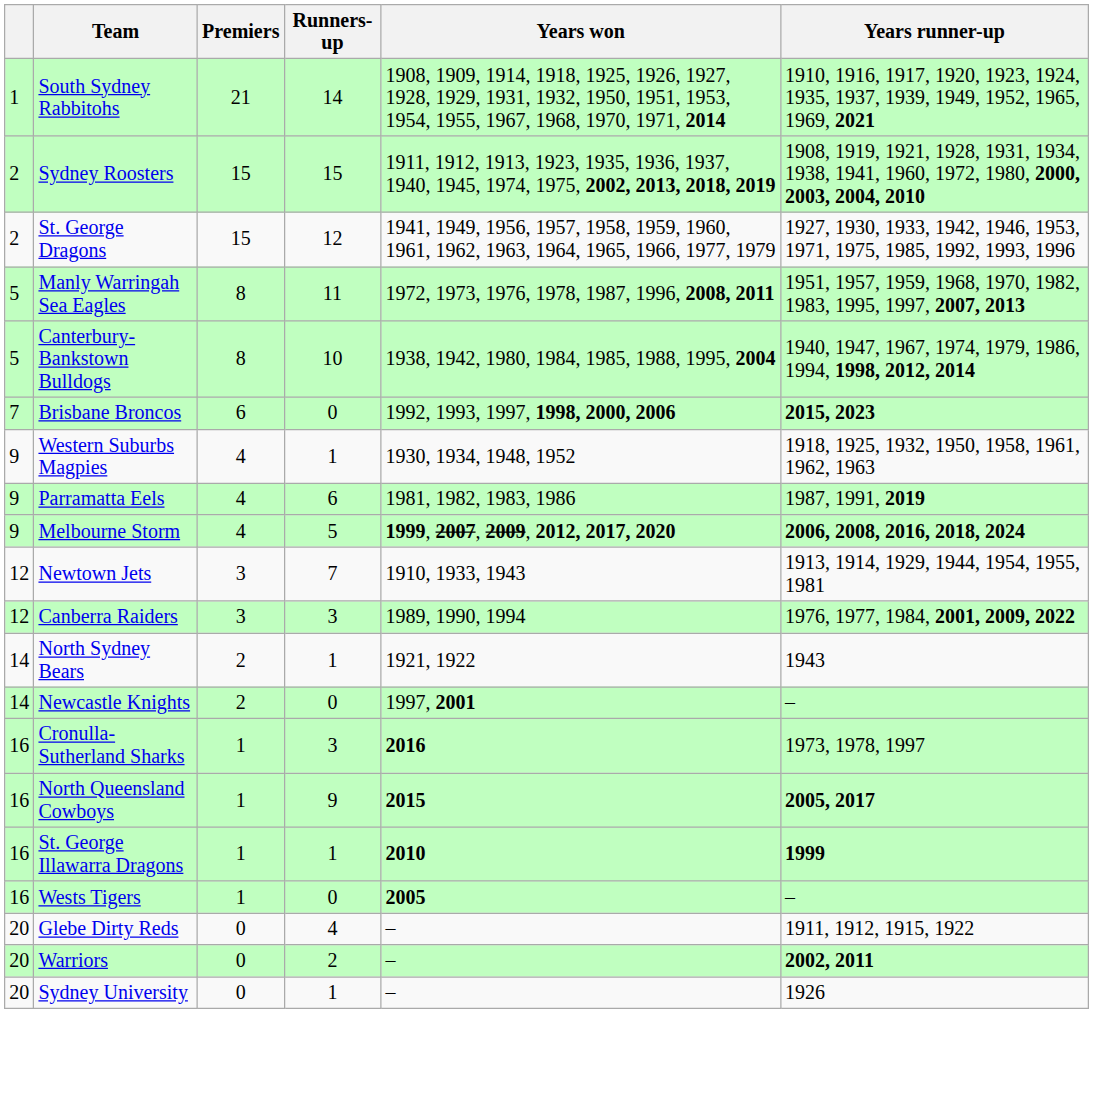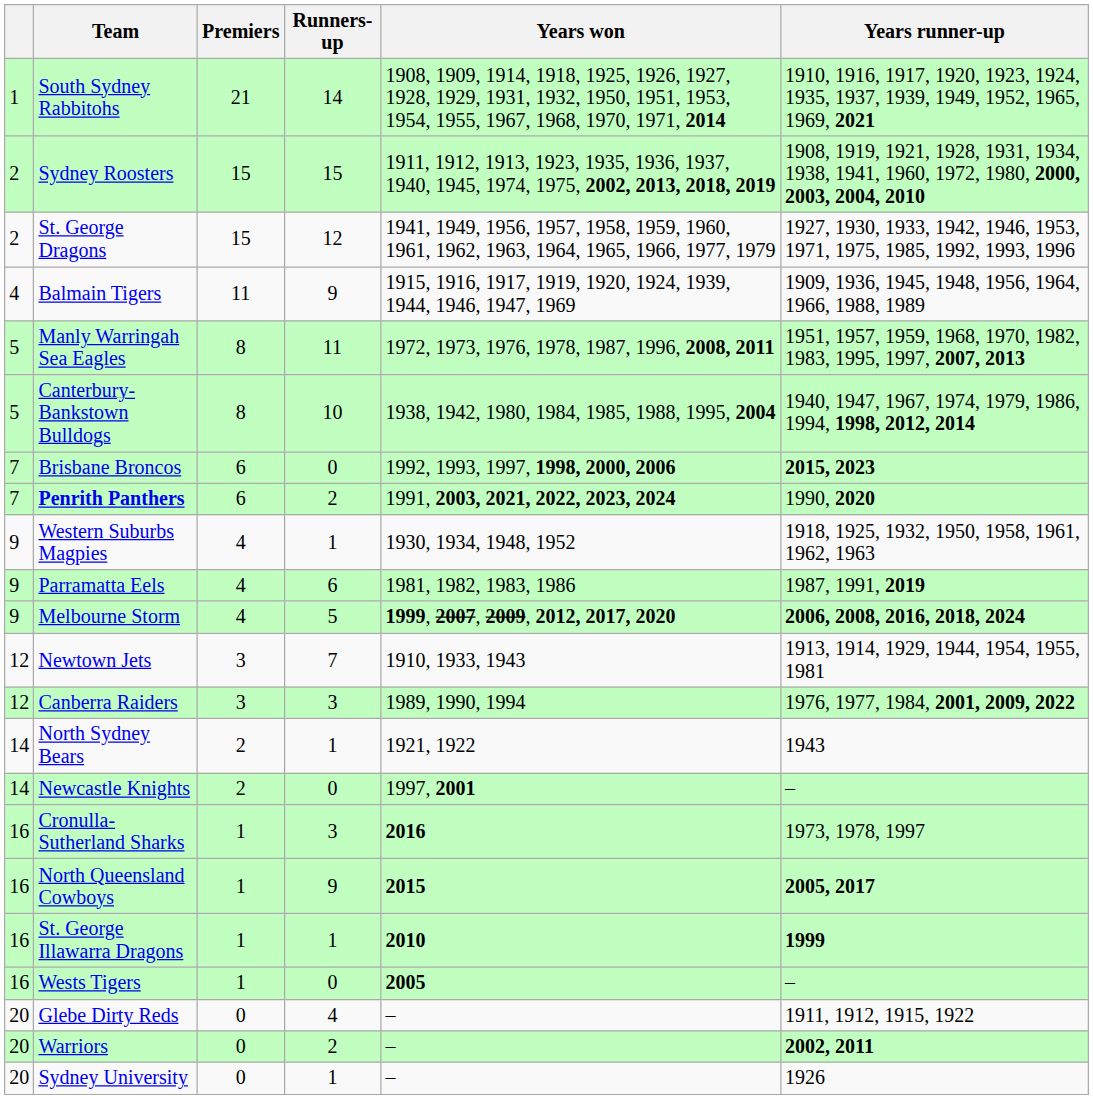+ row: (100, 293)
+ row: (112, 499)
